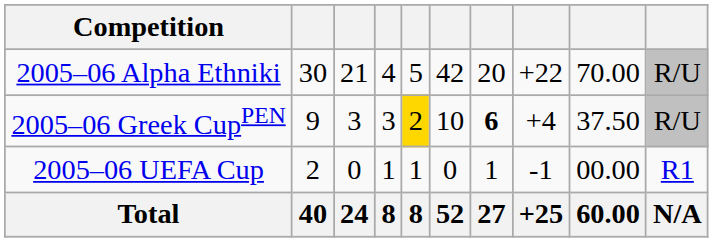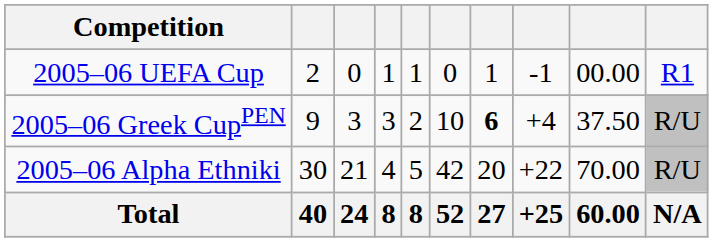rows swapped: (149, 71) <-> (149, 169)
(416, 120) gold background -> (416, 120) no background
